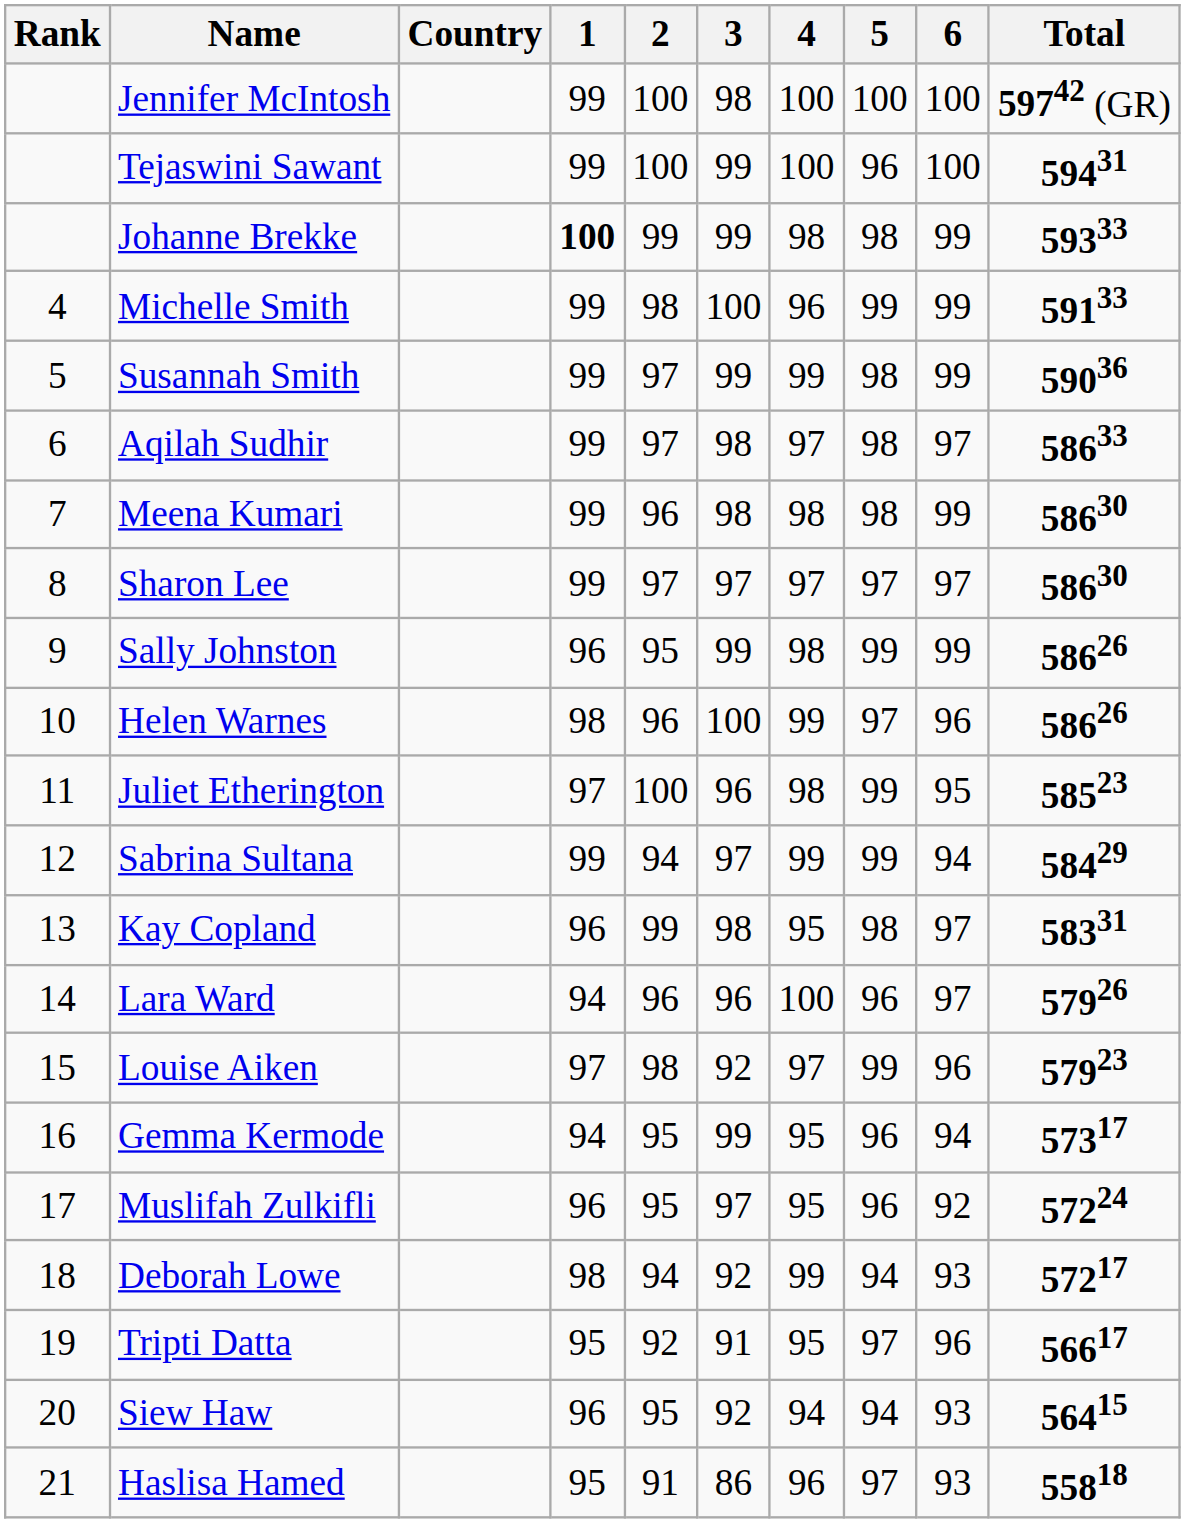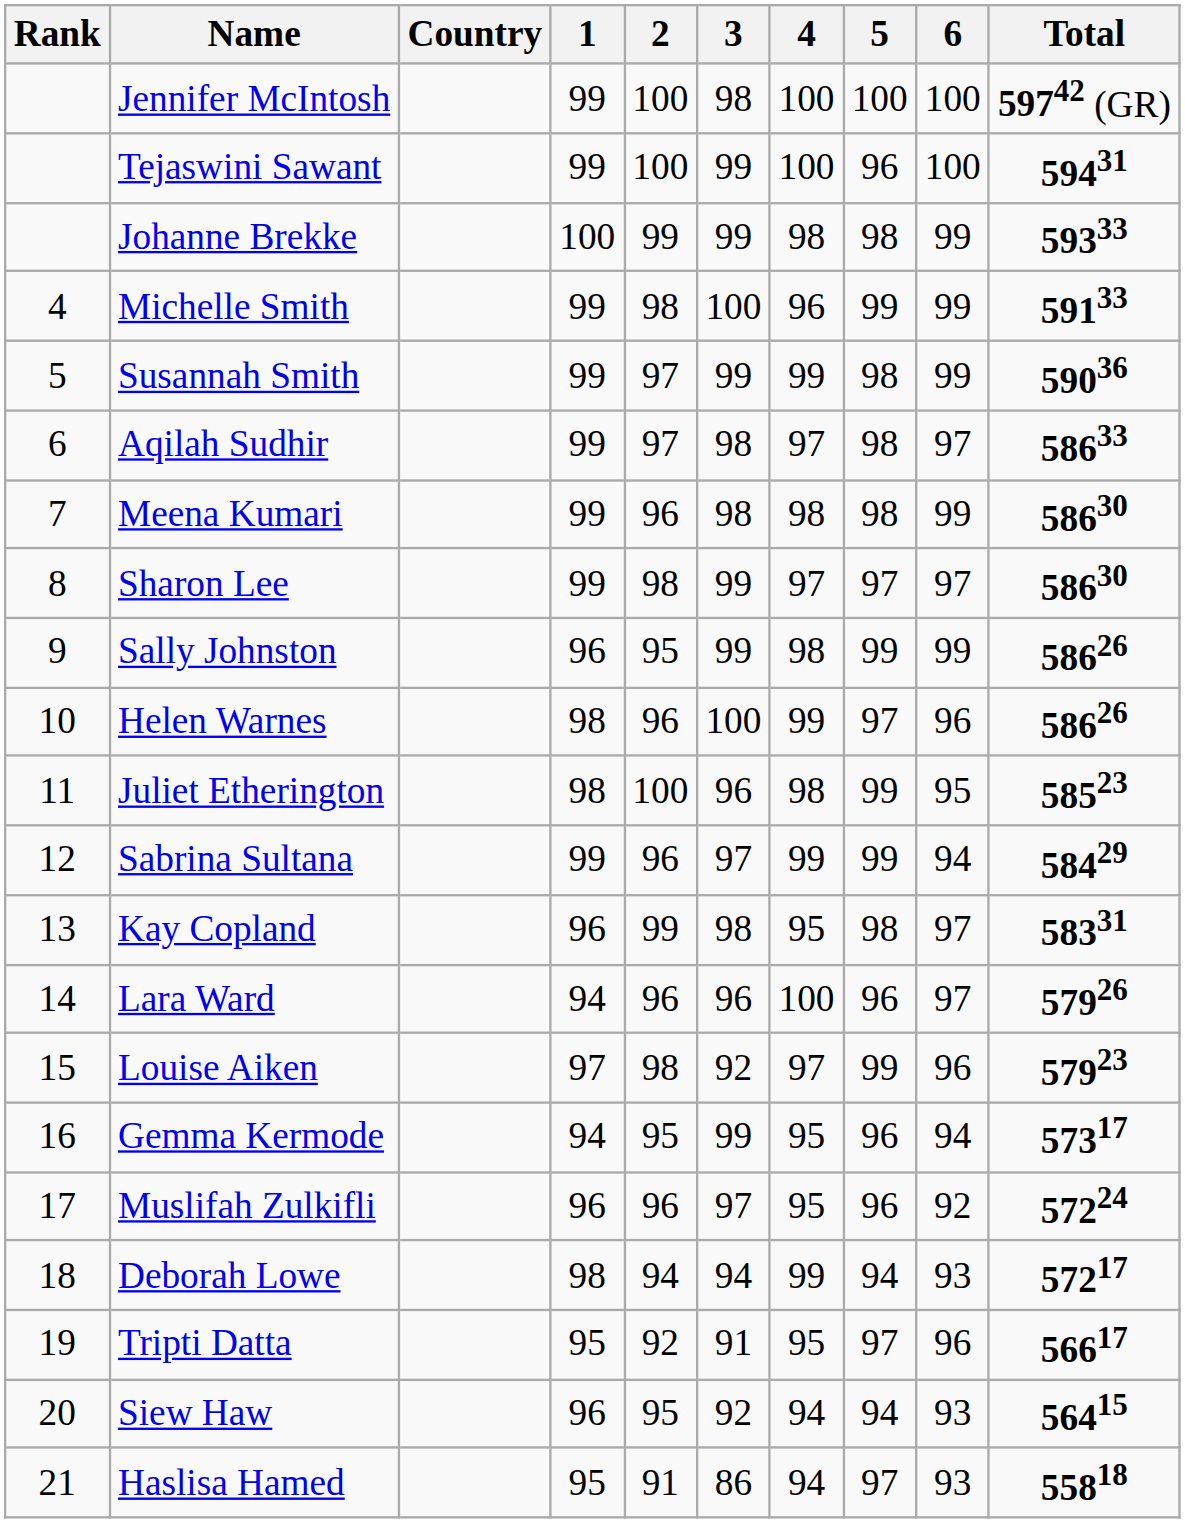(587, 236) bold -> (587, 236) normal
(660, 582) 97 -> (660, 582) 98
(733, 582) 97 -> (733, 582) 99
(587, 790) 97 -> (587, 790) 98
(660, 859) 94 -> (660, 859) 96
(660, 1205) 95 -> (660, 1205) 96
(733, 1274) 92 -> (733, 1274) 94
(807, 1482) 96 -> (807, 1482) 94
